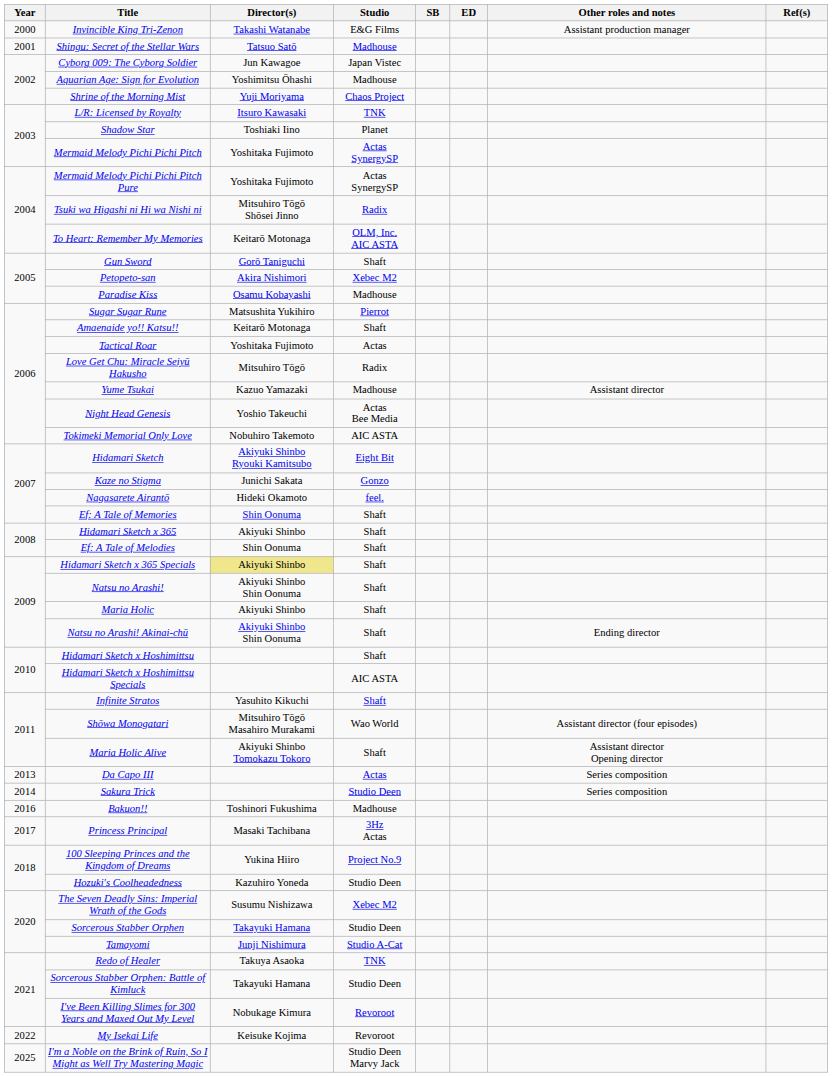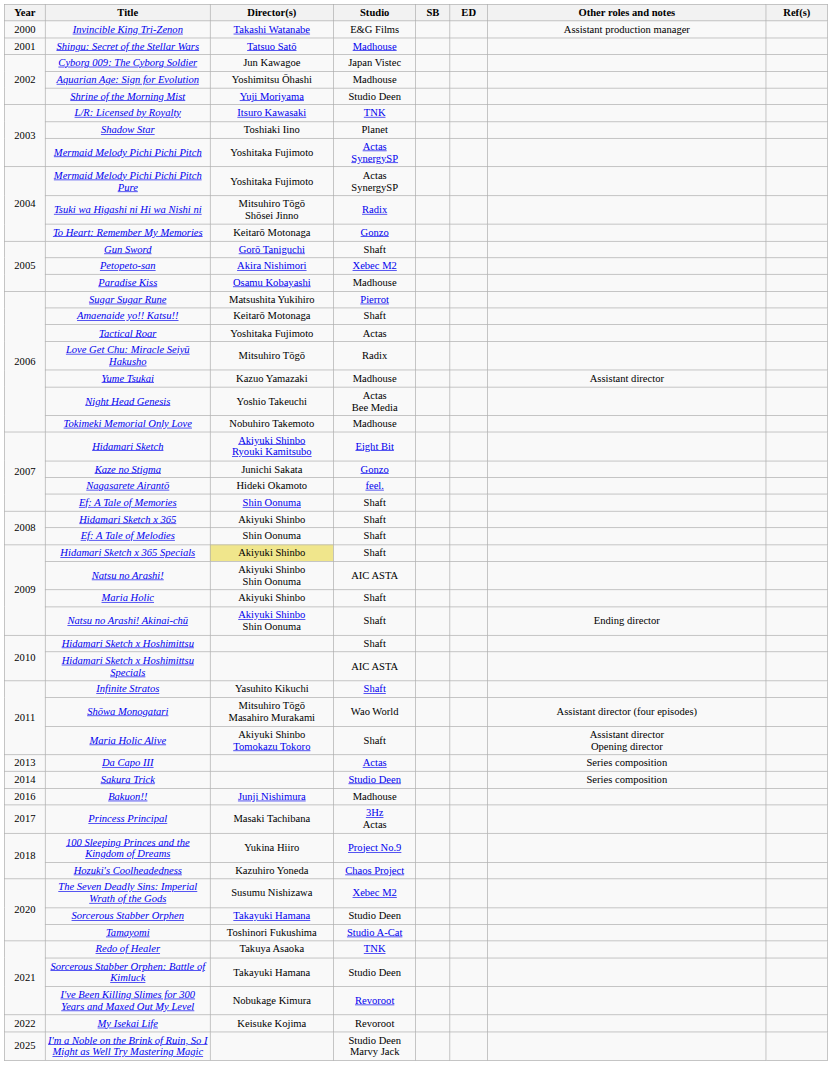(375, 96) Chaos Project -> (375, 96) Studio Deen
(375, 238) OLM, Inc. AIC ASTA -> (375, 232) Gonzo
(375, 435) AIC ASTA -> (375, 423) Madhouse
(375, 587) Shaft -> (375, 575) AIC ASTA
(272, 808) Toshinori Fukushima -> (272, 796) Junji Nishimura
(375, 882) Studio Deen -> (375, 870) Chaos Project
(272, 944) Junji Nishimura -> (272, 932) Toshinori Fukushima
